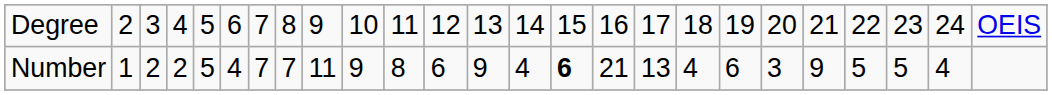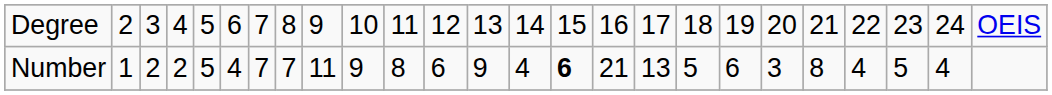(690, 68) 4 -> (690, 68) 5
(817, 68) 9 -> (817, 68) 8
(859, 68) 5 -> (859, 68) 4
